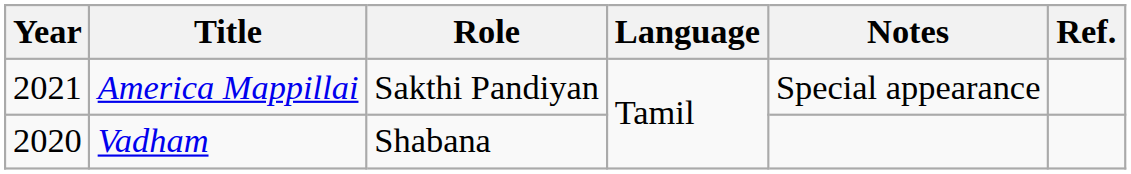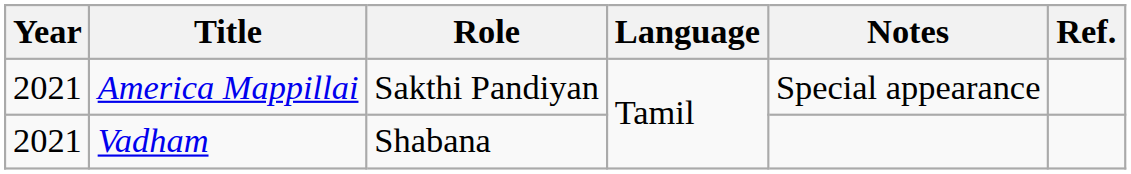(47, 140) 2020 -> (47, 140) 2021
